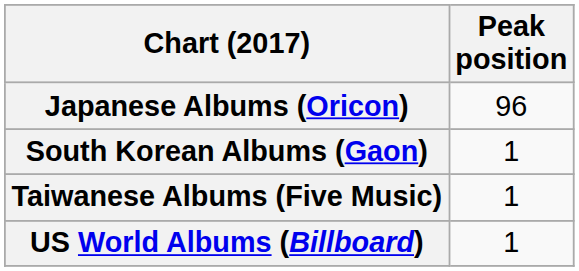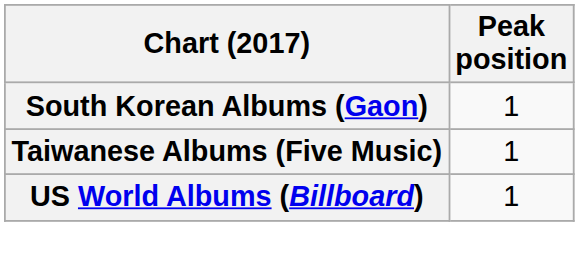- row: (227, 105)
